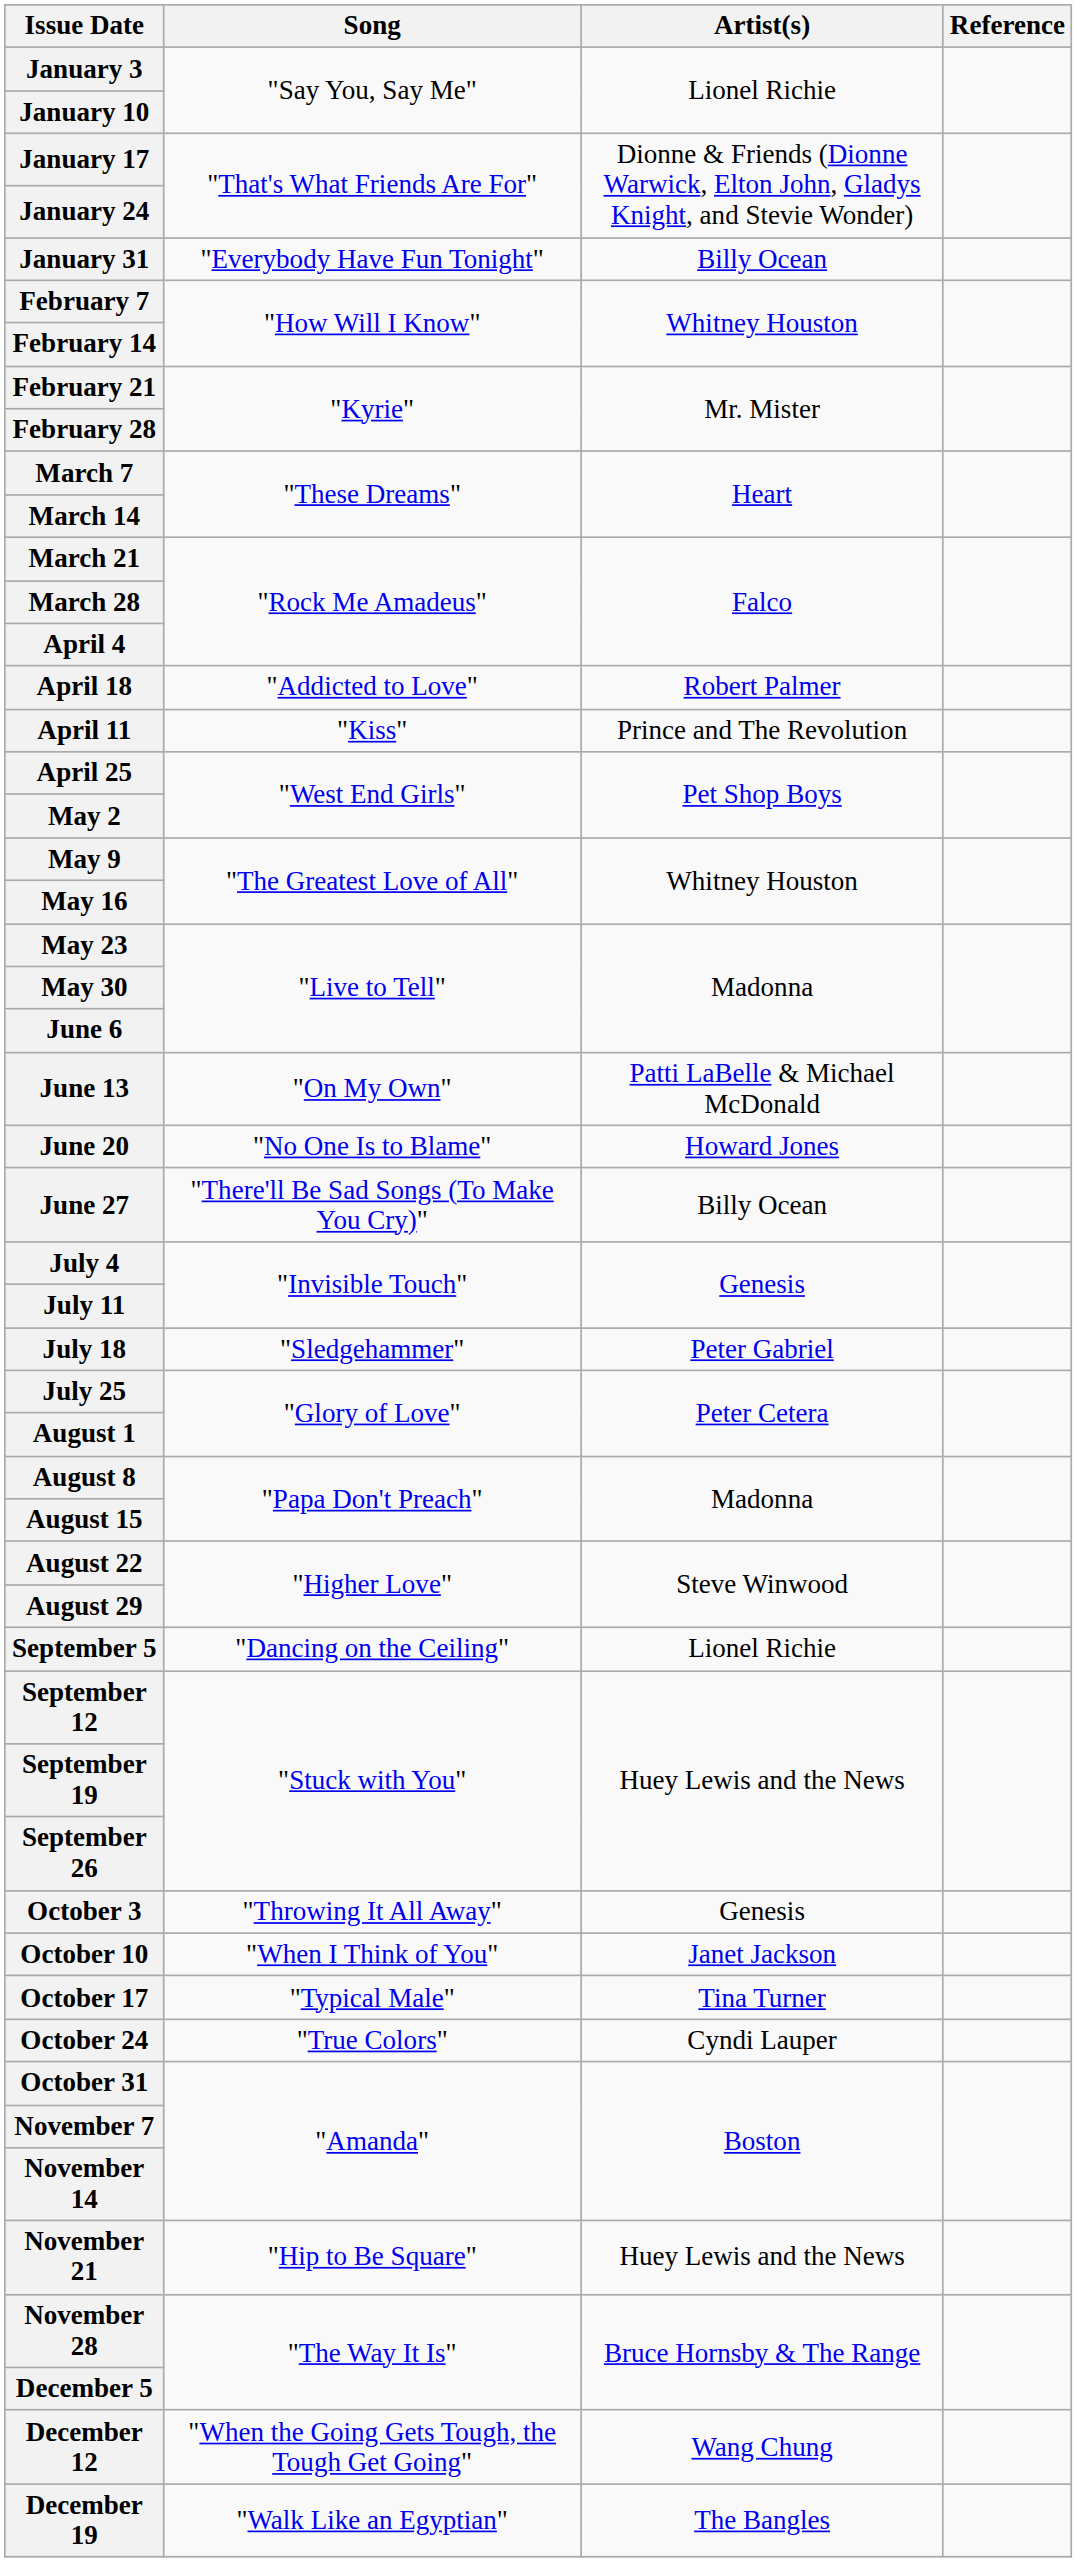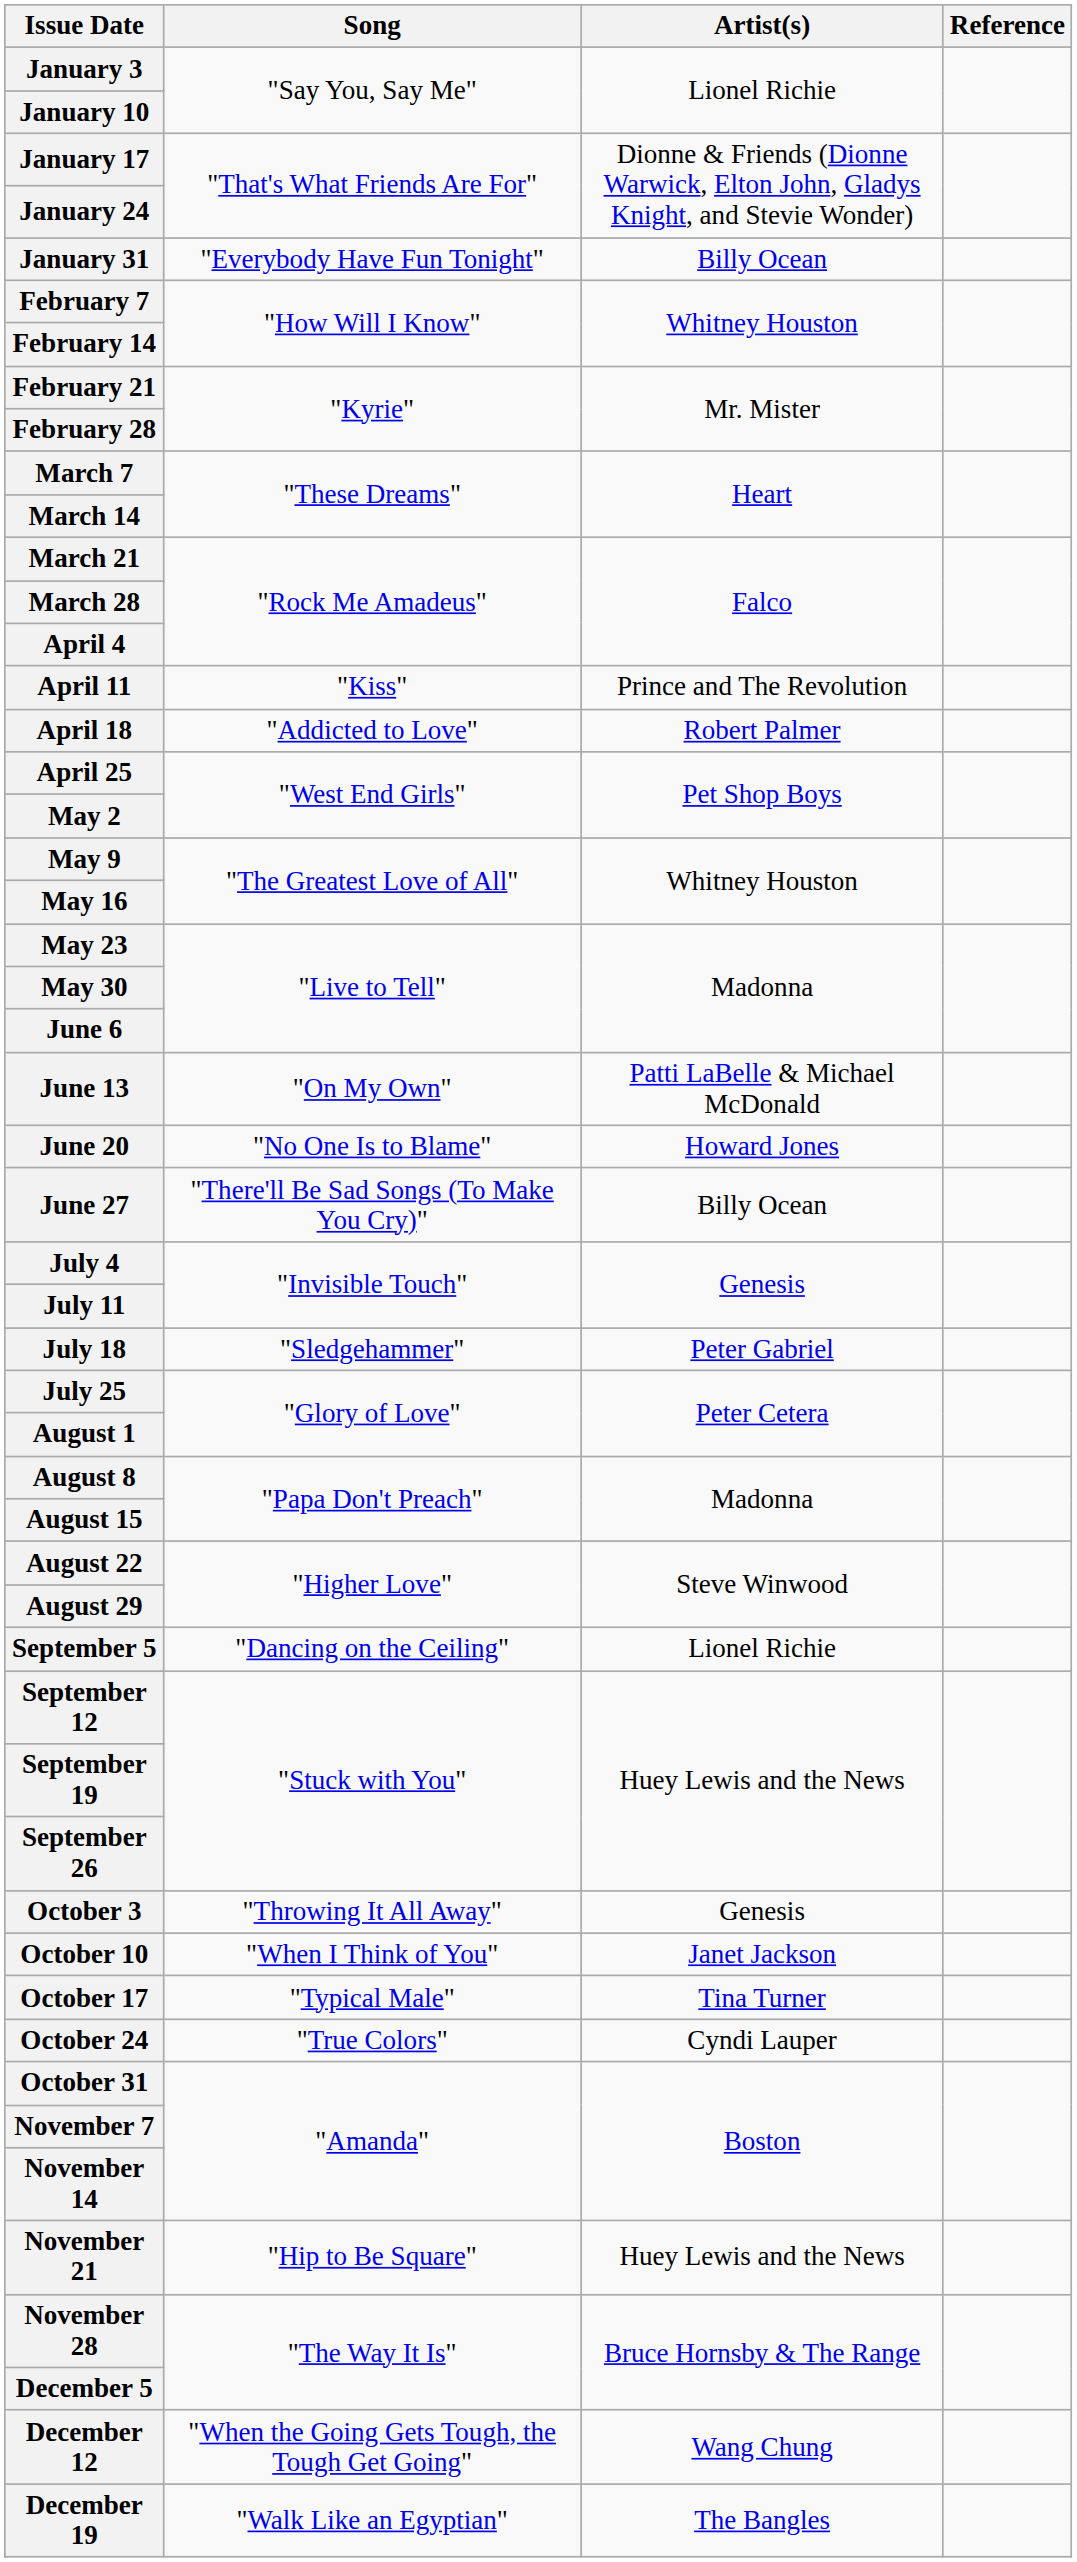rows swapped: (84, 730) <-> (84, 687)
